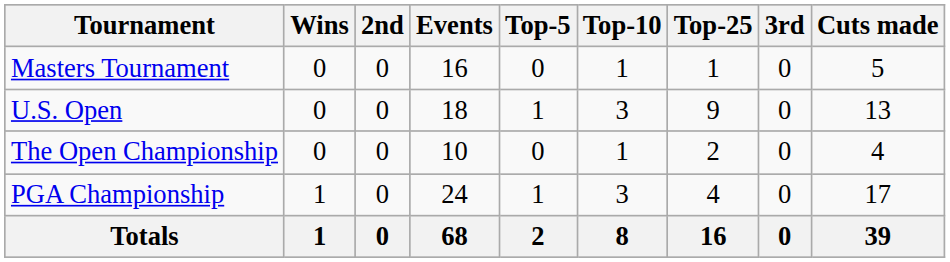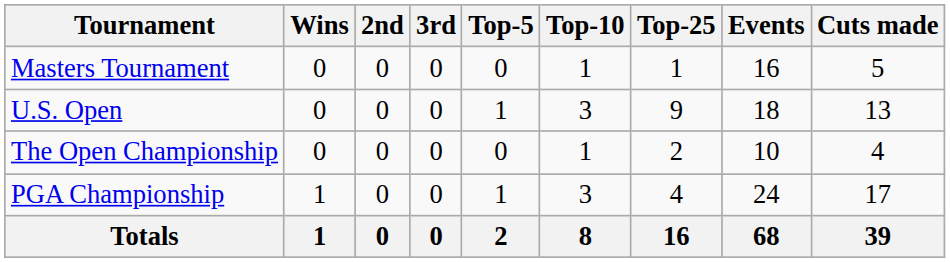columns swapped: (785, 25) <-> (454, 25)
